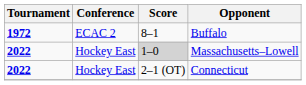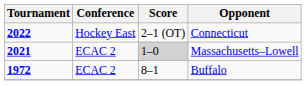rows swapped: (209, 32) <-> (219, 70)
(19, 51) 2022 -> (19, 51) 2021
(105, 51) Hockey East -> (96, 51) ECAC 2
